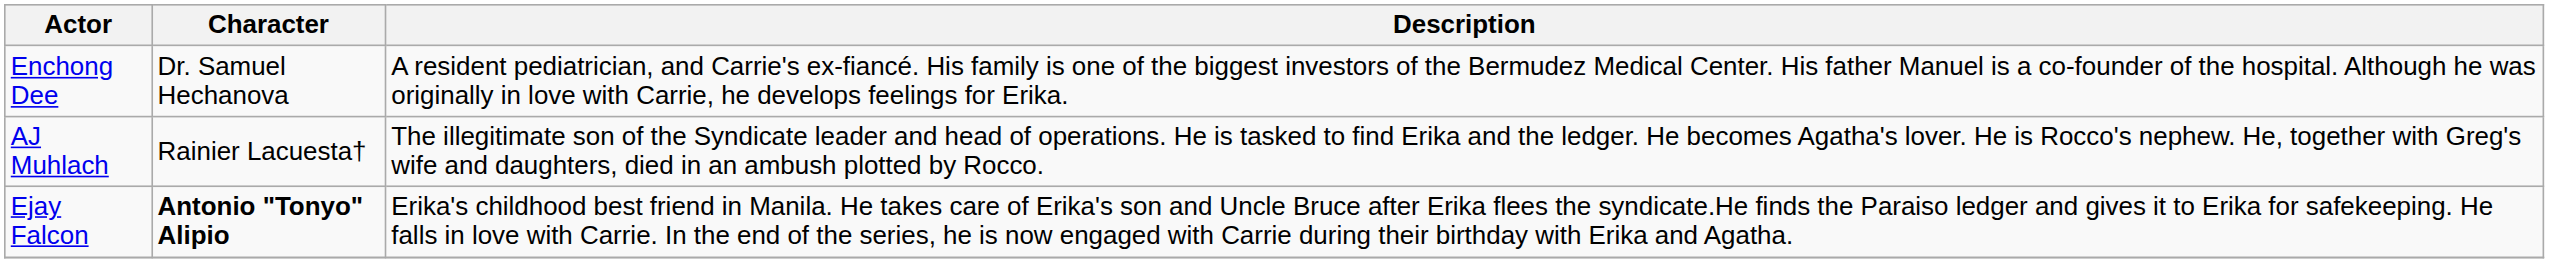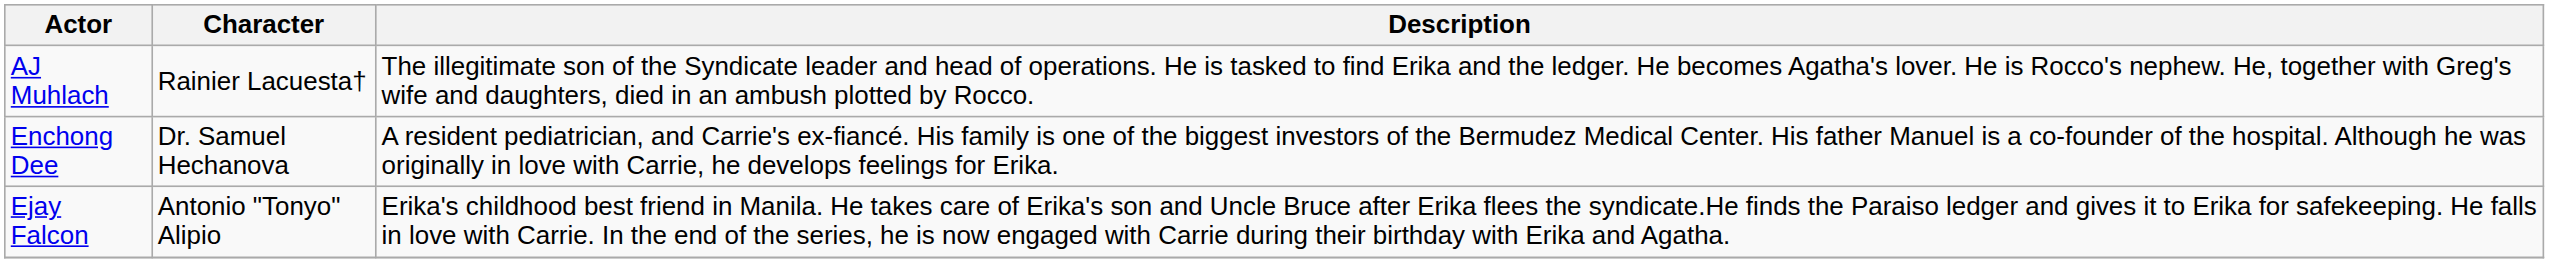rows swapped: (62, 80) <-> (60, 151)
(260, 221) bold -> (249, 221) normal
